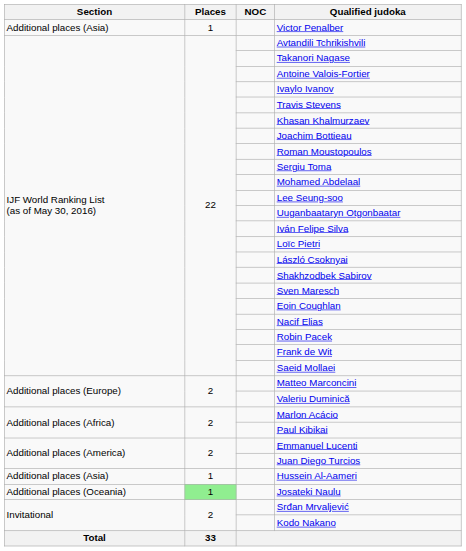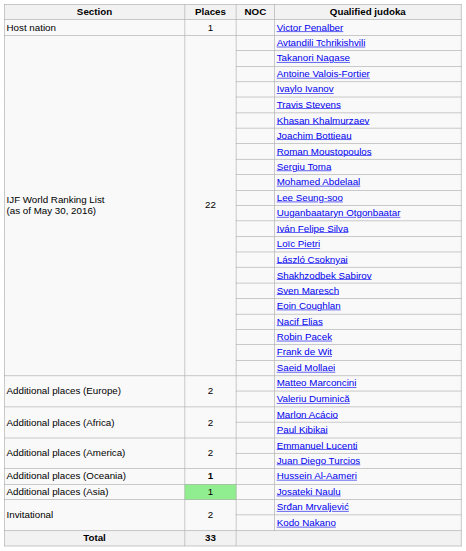(58, 27) Additional places (Asia) -> (31, 27) Host nation
(58, 476) Additional places (Asia) -> (66, 476) Additional places (Oceania)
(210, 476) normal -> (210, 476) bold
(66, 492) Additional places (Oceania) -> (58, 492) Additional places (Asia)
